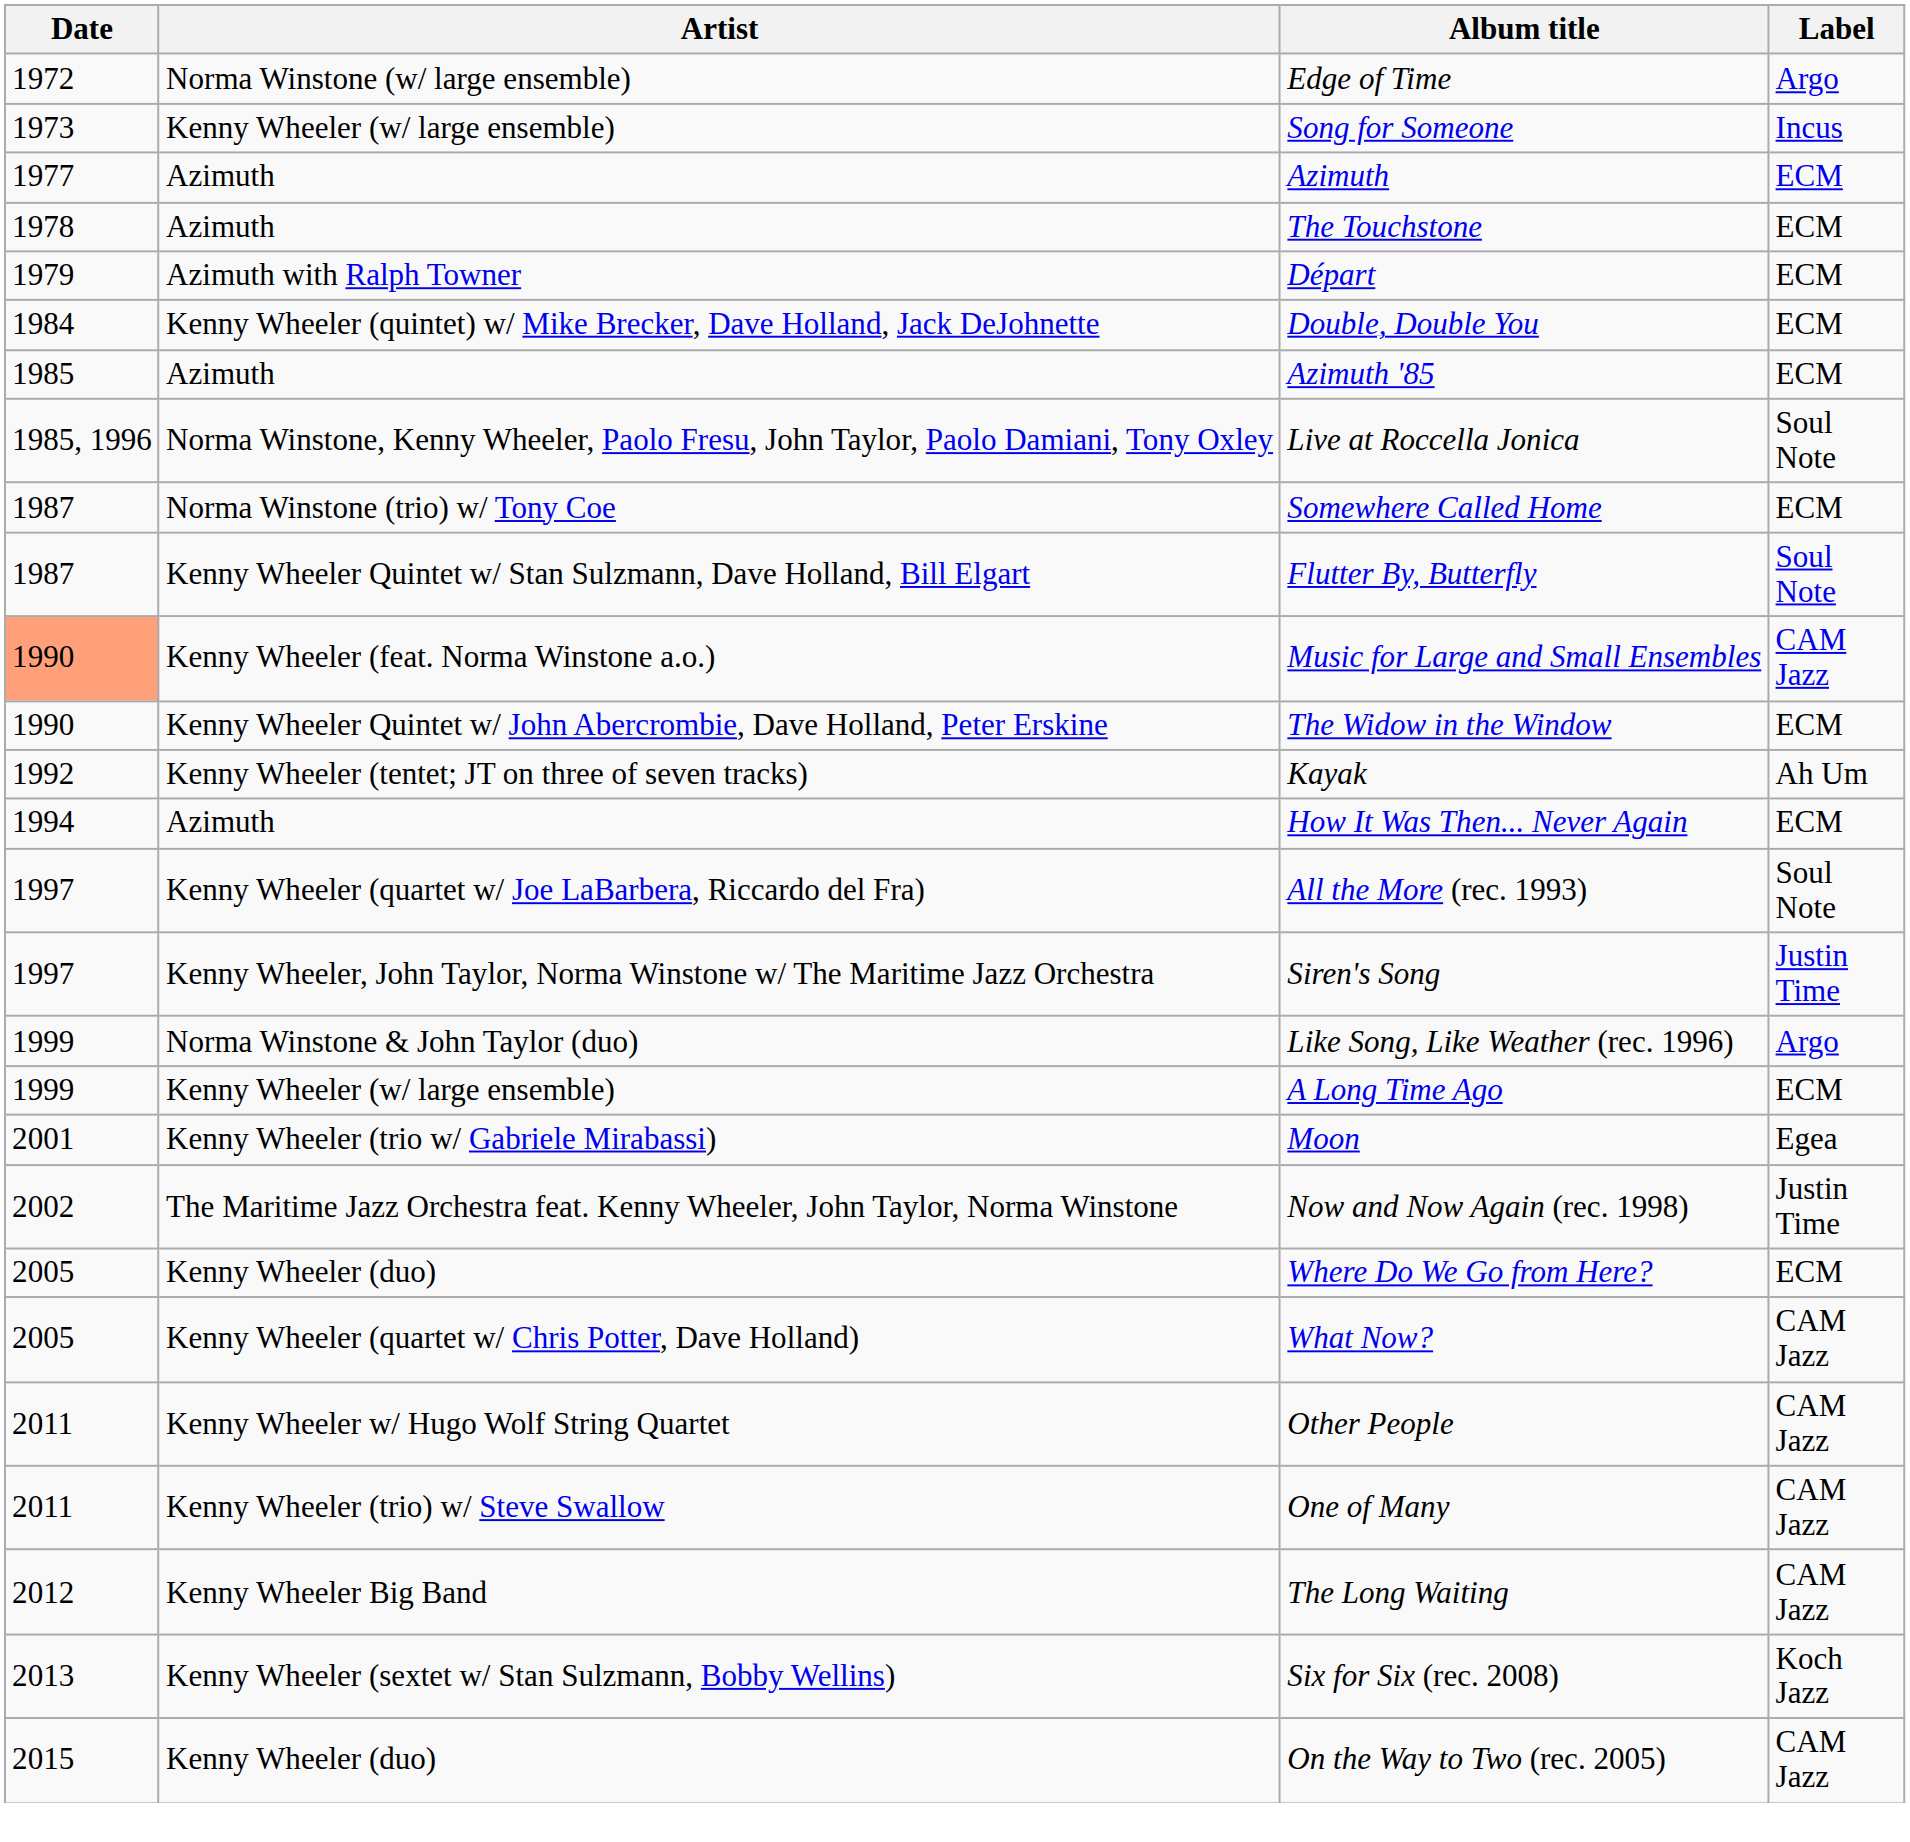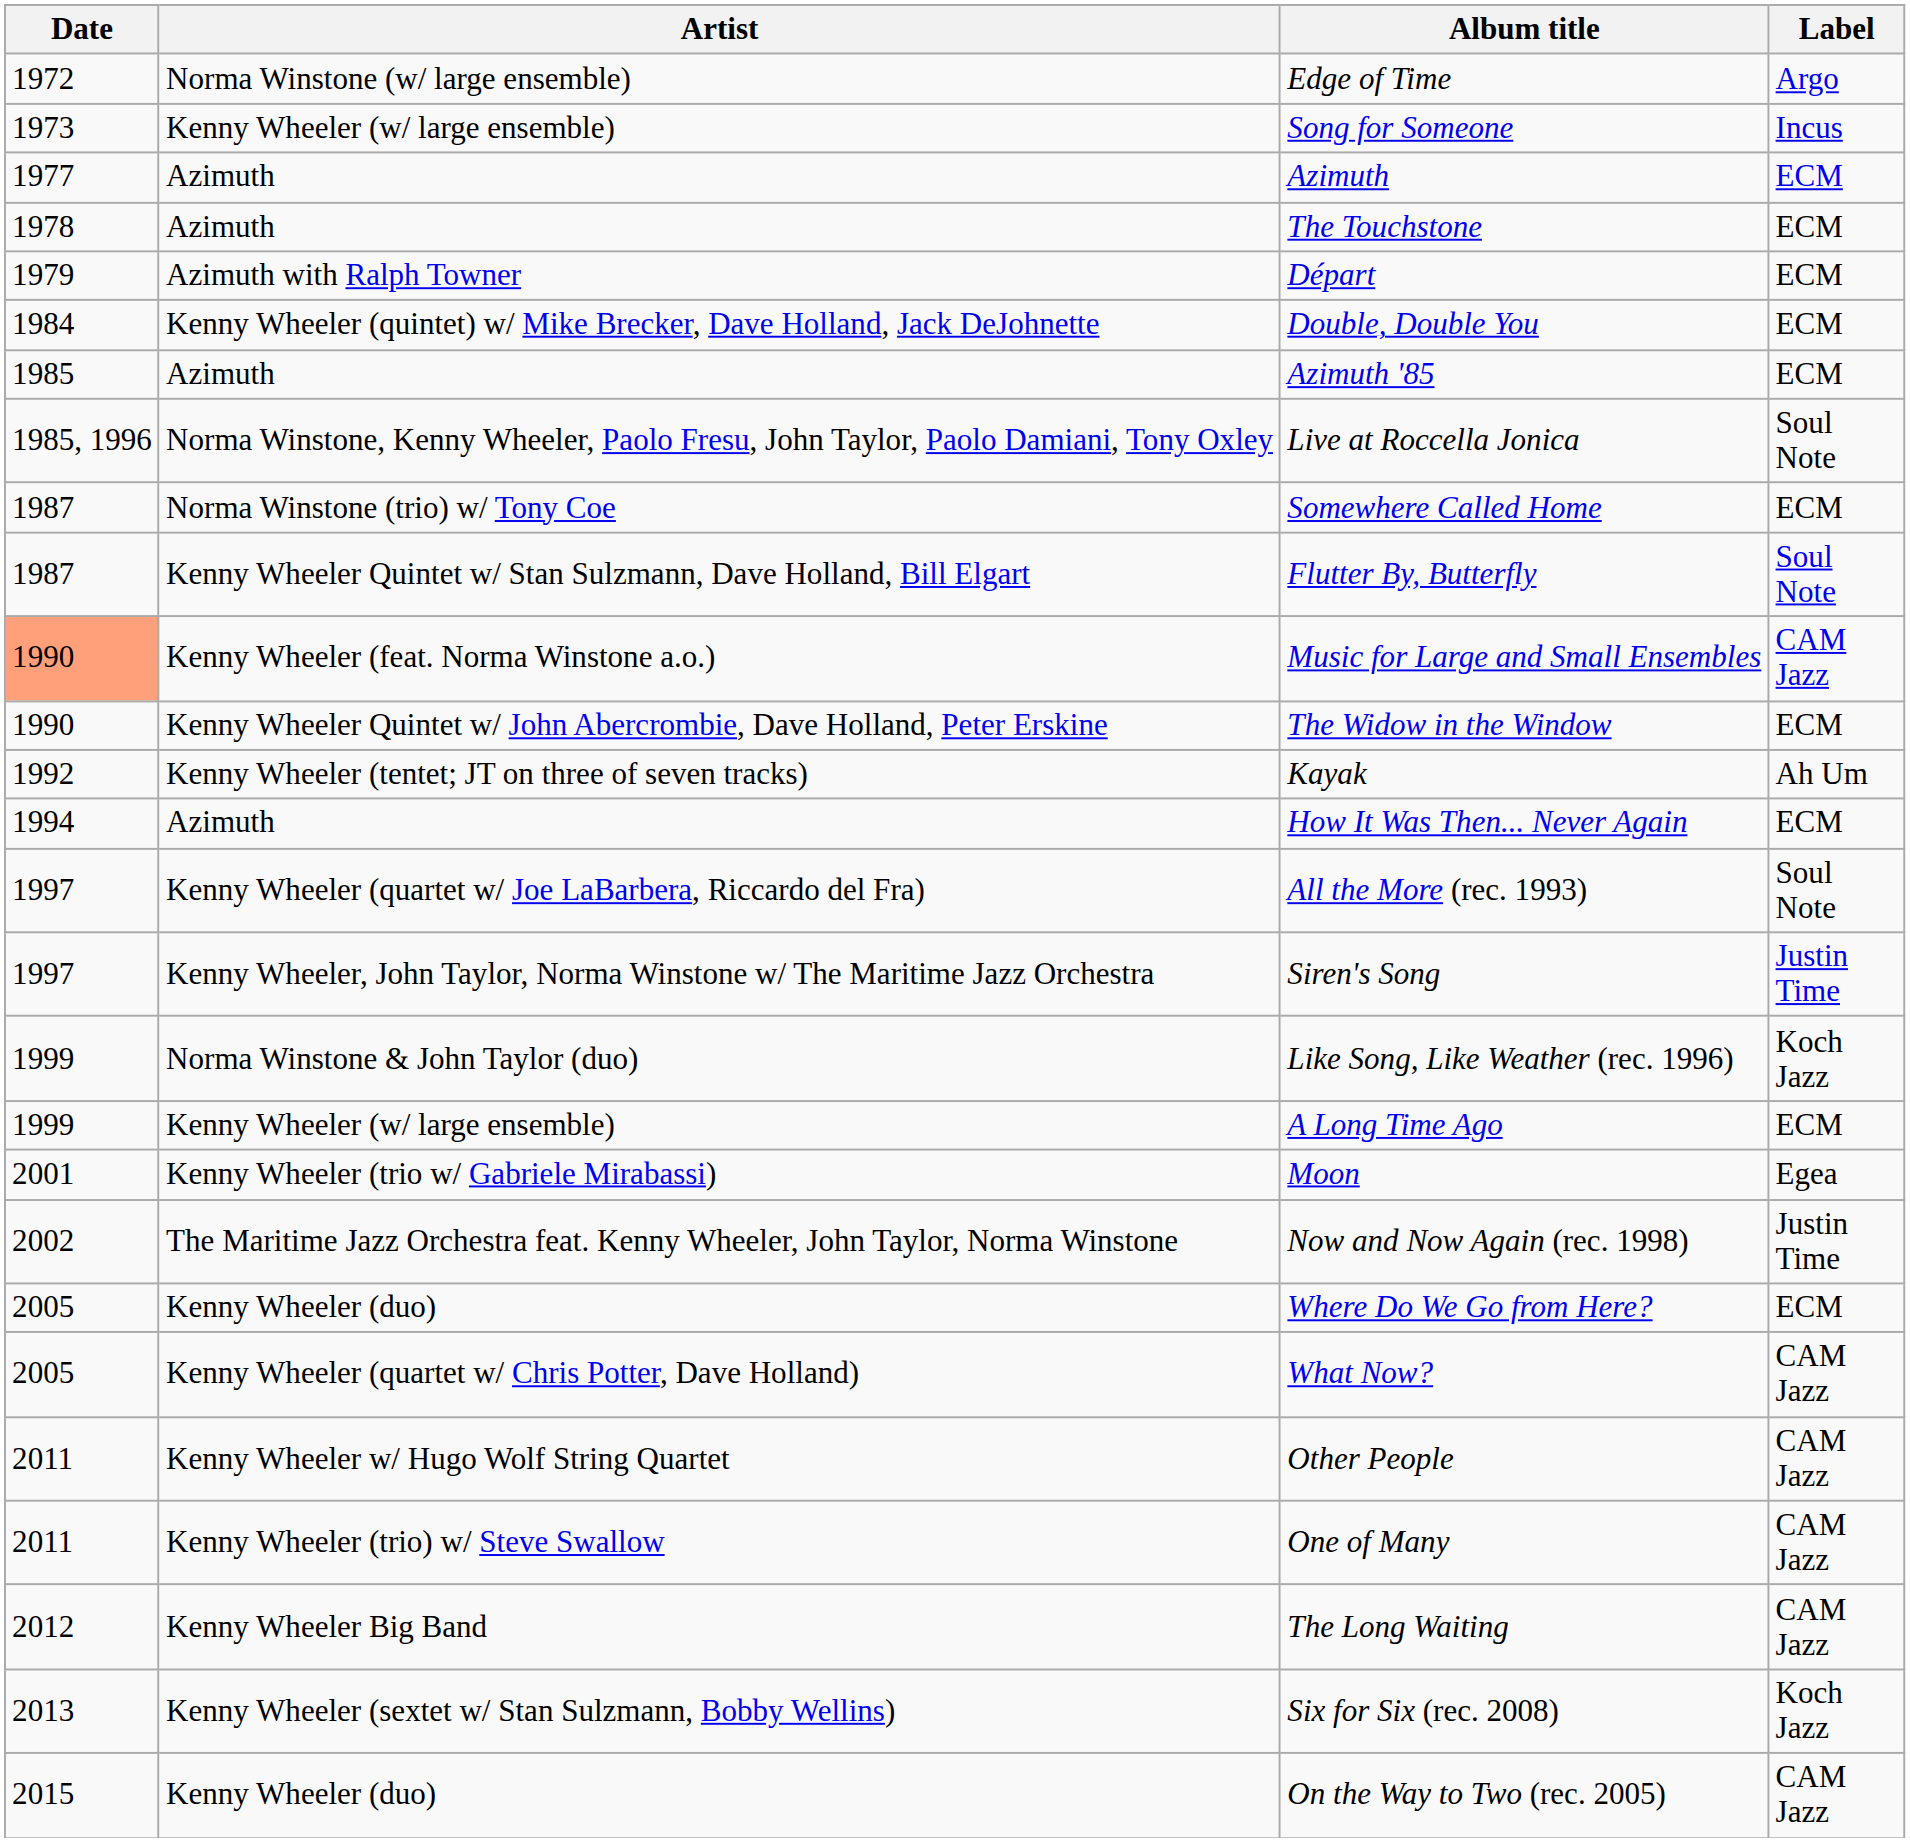(1807, 1040) Argo -> (1809, 1058) Koch Jazz
